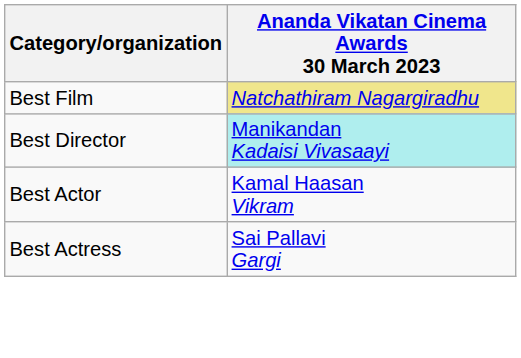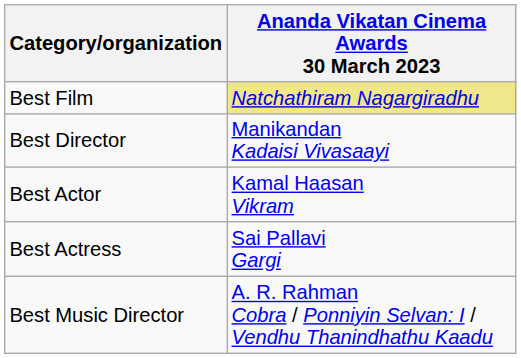(310, 141) paleturquoise background -> (310, 141) no background
+ row: (97, 315)
